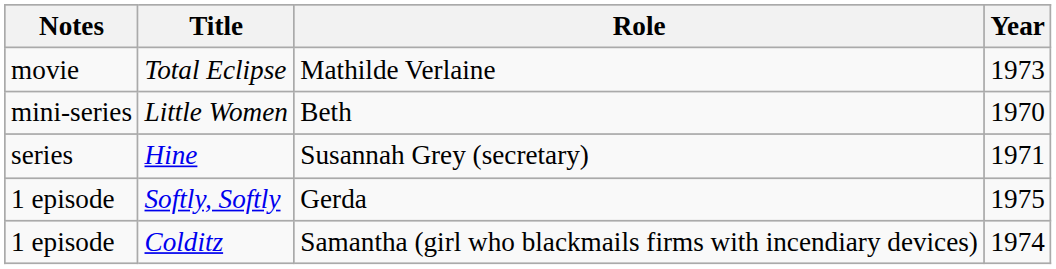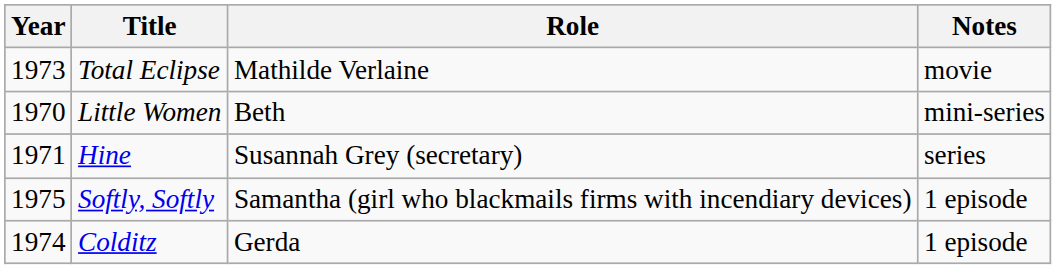columns swapped: (1018, 26) <-> (72, 26)
(334, 198) Gerda -> (573, 198) Samantha (girl who blackmails firms with incendiary devices)
(639, 241) Samantha (girl who blackmails firms with incendiary devices) -> (267, 241) Gerda
